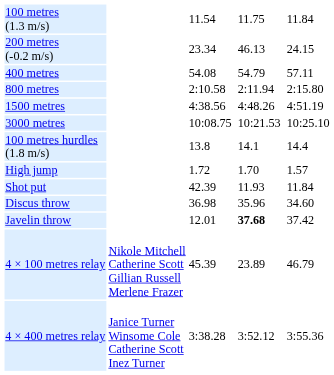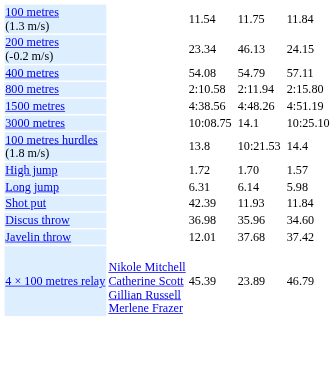(259, 123) 10:21.53 -> (248, 123) 14.1
(248, 146) 14.1 -> (259, 146) 10:21.53
+ row: (32, 187)
(251, 220) bold -> (251, 237) normal
- row: (55, 335)
